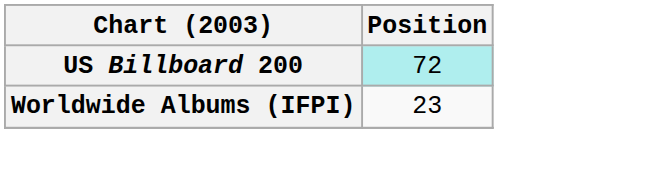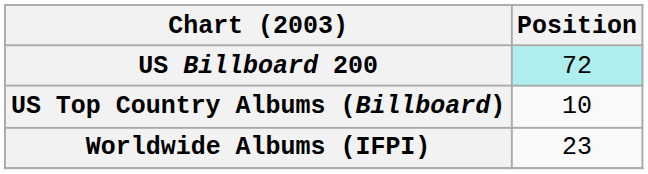+ row: (258, 107)
